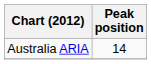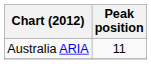(119, 48) 14 -> (119, 48) 11
